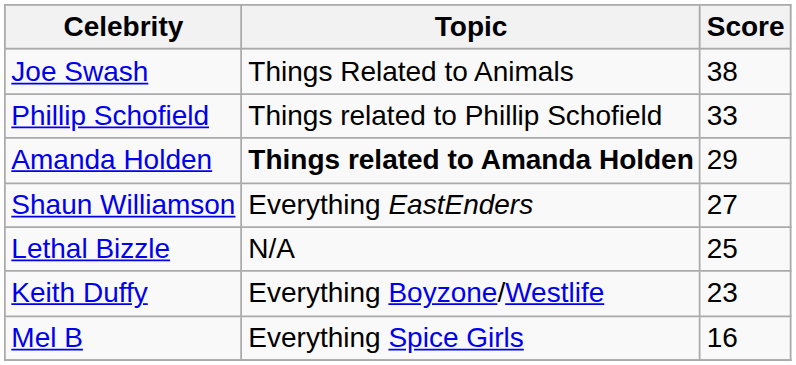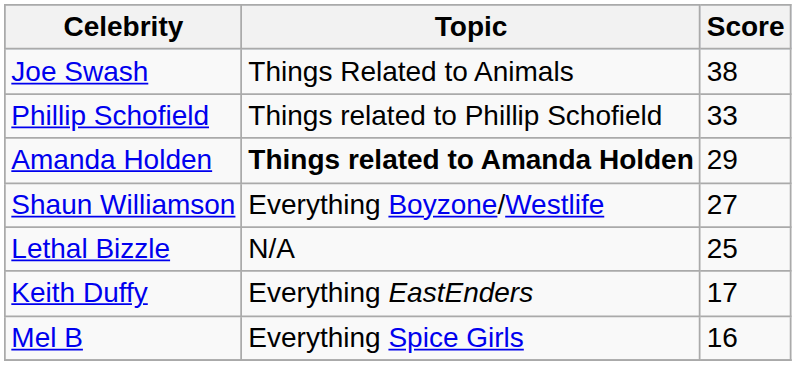(391, 204) Everything EastEnders -> (426, 204) Everything Boyzone/Westlife
(426, 293) Everything Boyzone/Westlife -> (391, 293) Everything EastEnders
(722, 293) 23 -> (722, 293) 17
